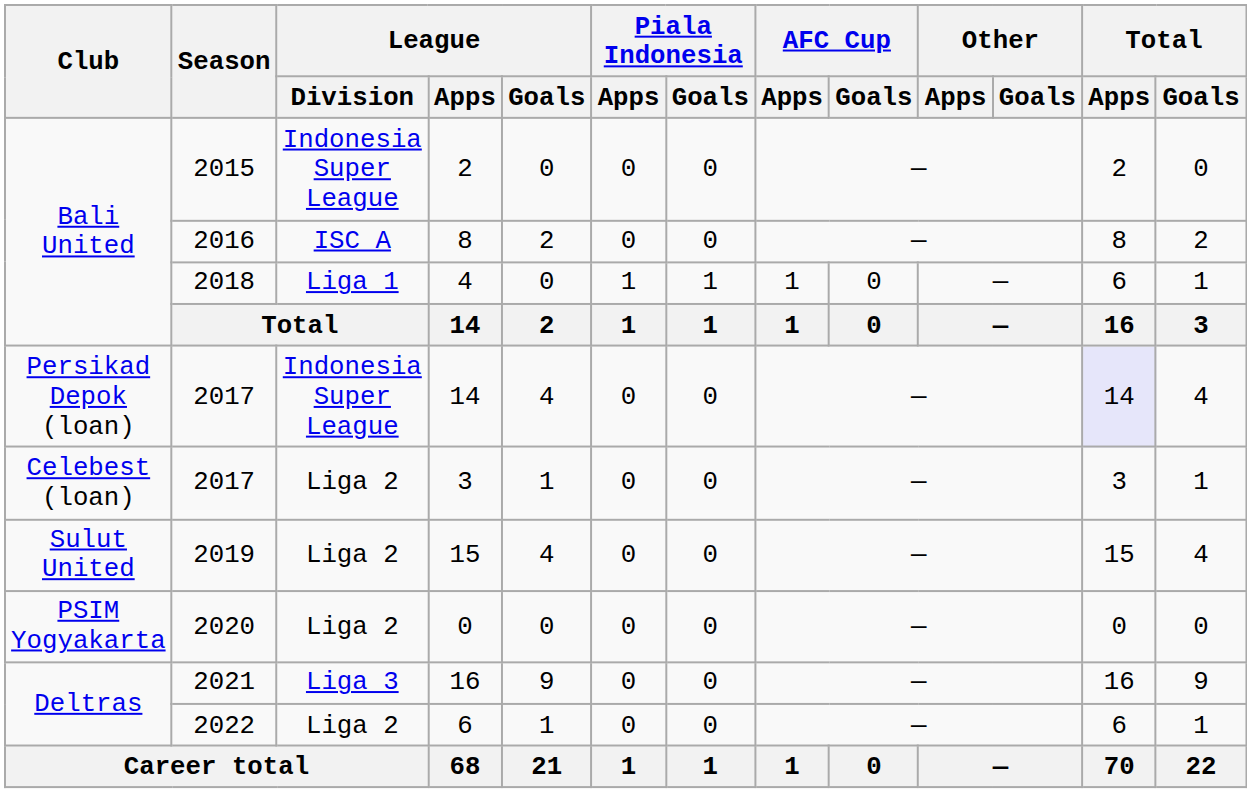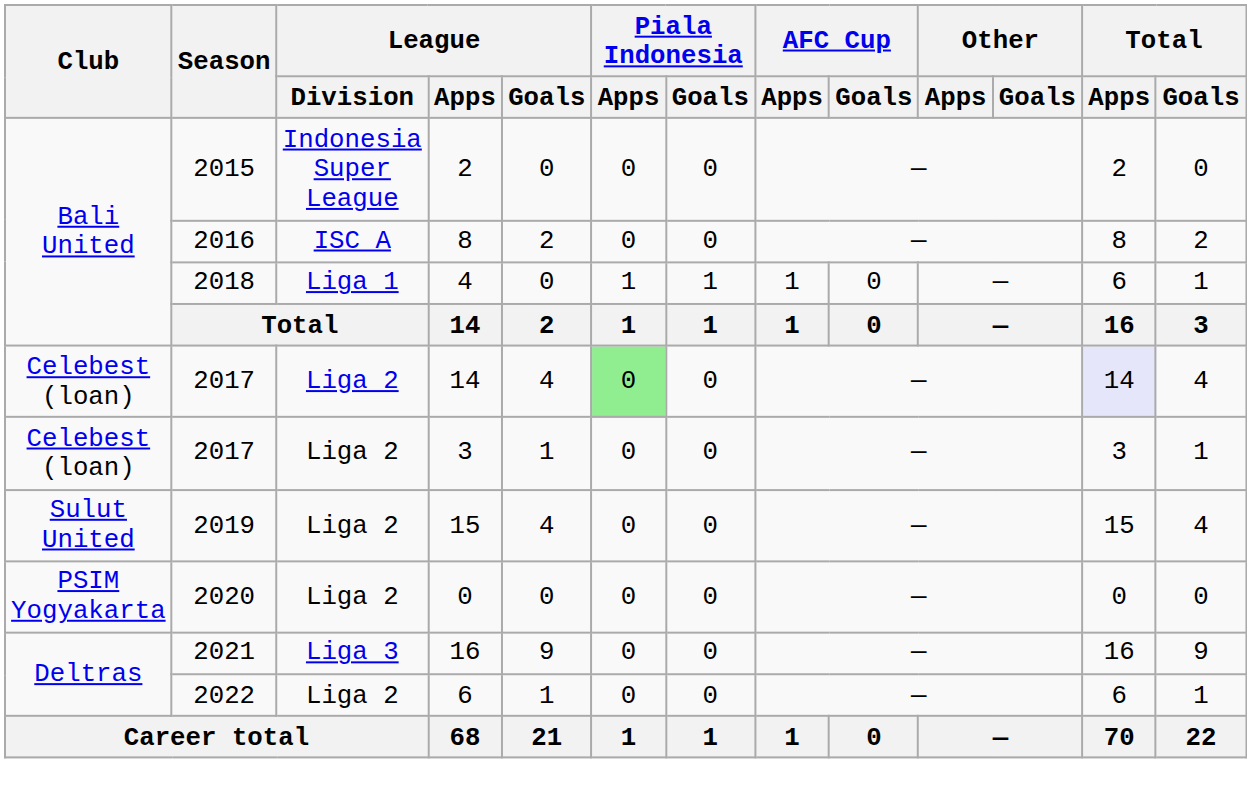(88, 396) Persikad Depok (loan) -> (88, 382) Celebest (loan)
(352, 396) Indonesia Super League -> (352, 382) Liga 2
(629, 396) no background -> (629, 382) lightgreen background
